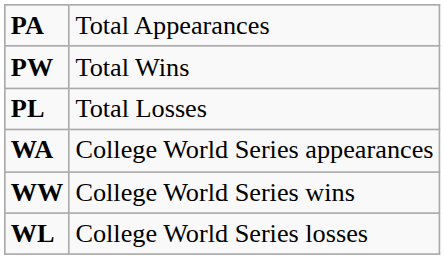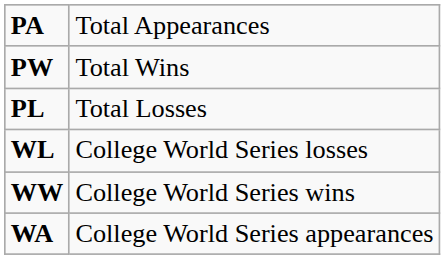rows swapped: (32, 150) <-> (33, 233)
